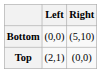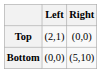rows swapped: (23, 58) <-> (23, 36)
